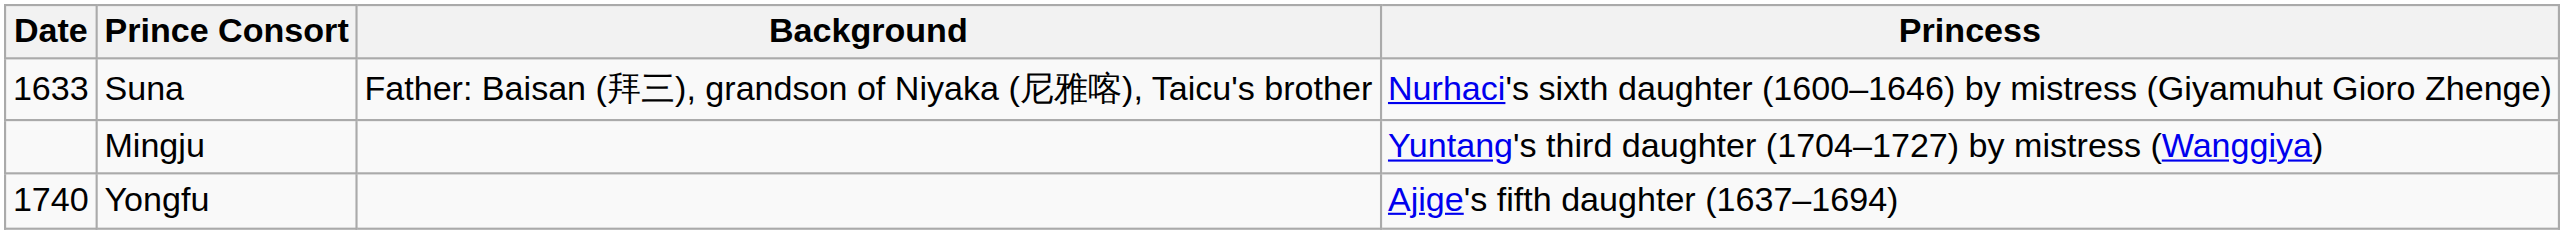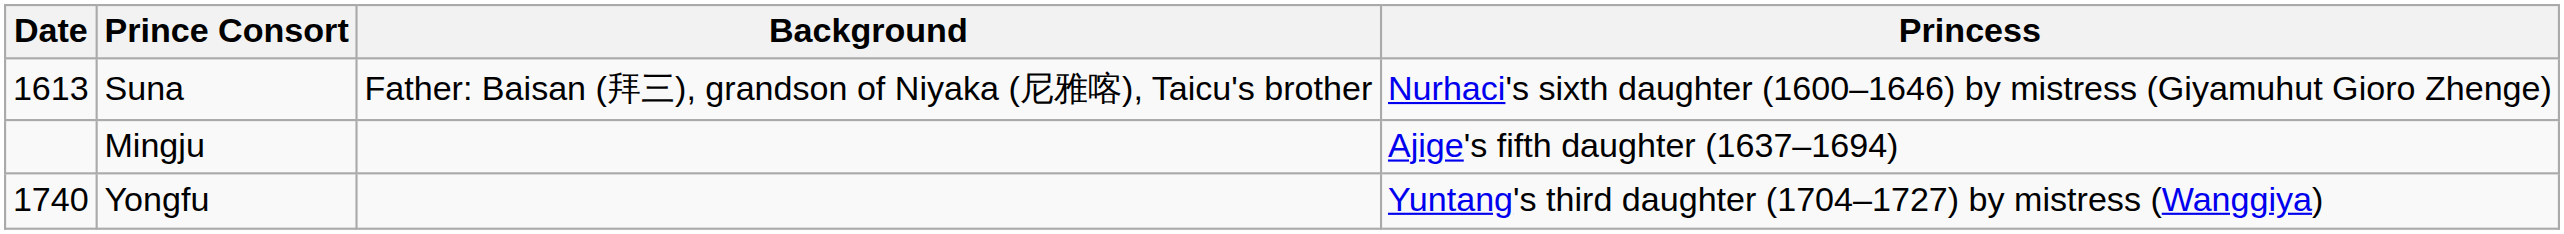(51, 88) 1633 -> (51, 88) 1613
(1856, 146) Yuntang's third daughter (1704–1727) by mistress (Wanggiya) -> (1643, 146) Ajige's fifth daughter (1637–1694)
(1643, 200) Ajige's fifth daughter (1637–1694) -> (1856, 200) Yuntang's third daughter (1704–1727) by mistress (Wanggiya)
